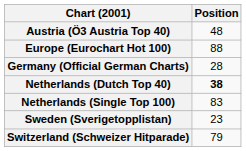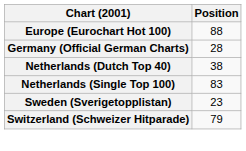- row: (98, 31)
(217, 84) bold -> (217, 66) normal
